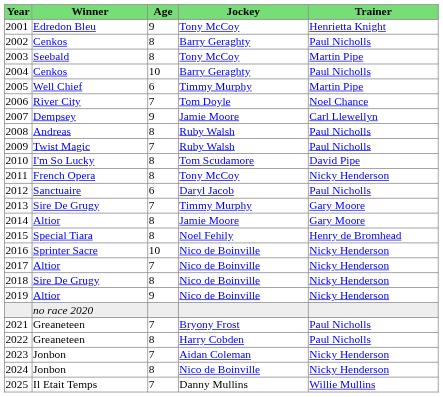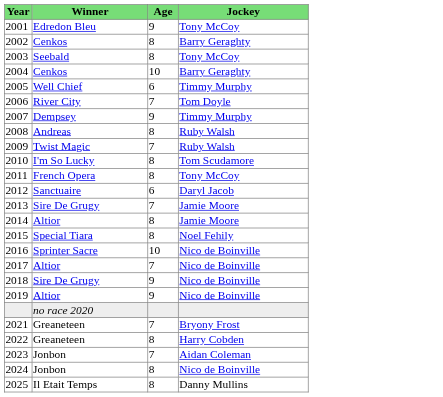- column: (373, 11)
(209, 116) Jamie Moore -> (216, 116) Timmy Murphy
(216, 205) Timmy Murphy -> (209, 205) Jamie Moore
(152, 280) 8 -> (152, 280) 9
(152, 384) 7 -> (152, 384) 8
